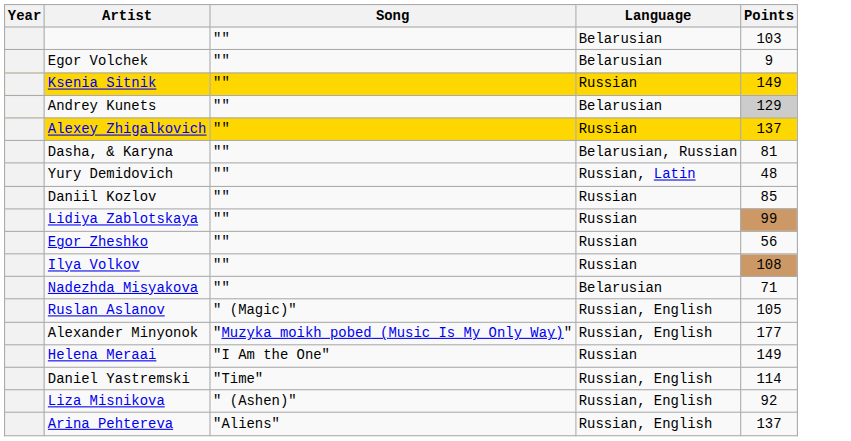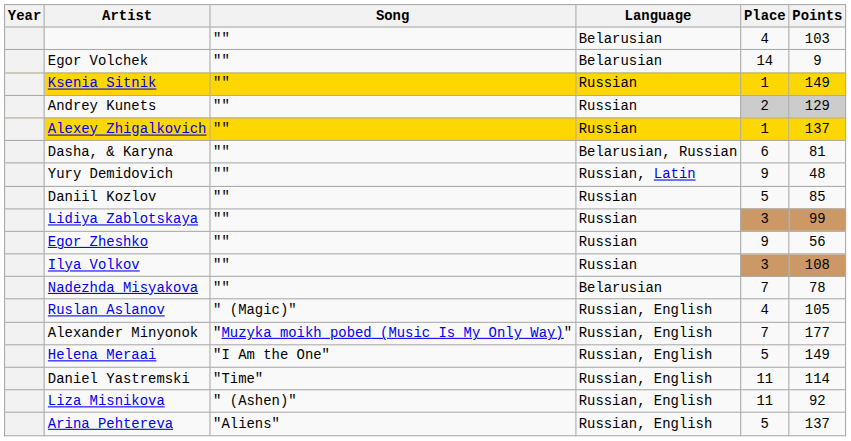+ column: (765, 16)
(620, 107) Belarusian -> (608, 107) Russian
(769, 288) 71 -> (817, 288) 78
(608, 356) Russian -> (645, 356) Russian, English
